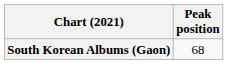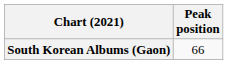(198, 49) 68 -> (198, 49) 66
